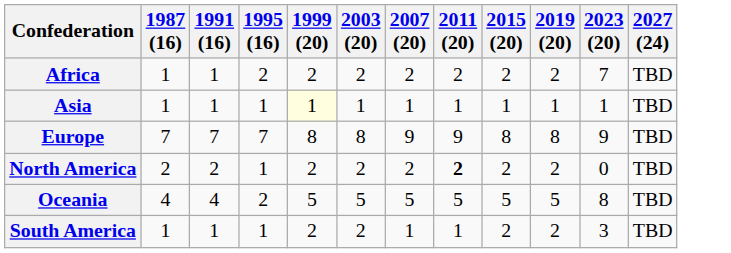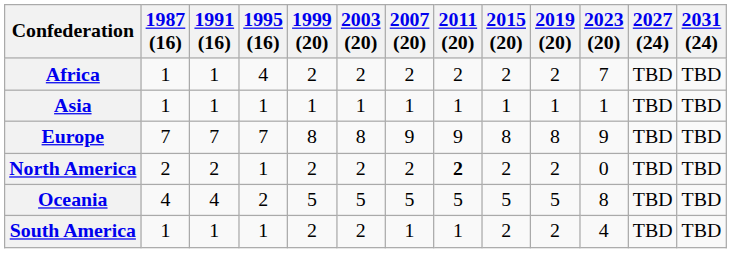+ column: (701, 31)
(263, 74) 2 -> (263, 74) 4
(312, 105) lightyellow background -> (312, 105) no background
(604, 231) 3 -> (604, 231) 4
